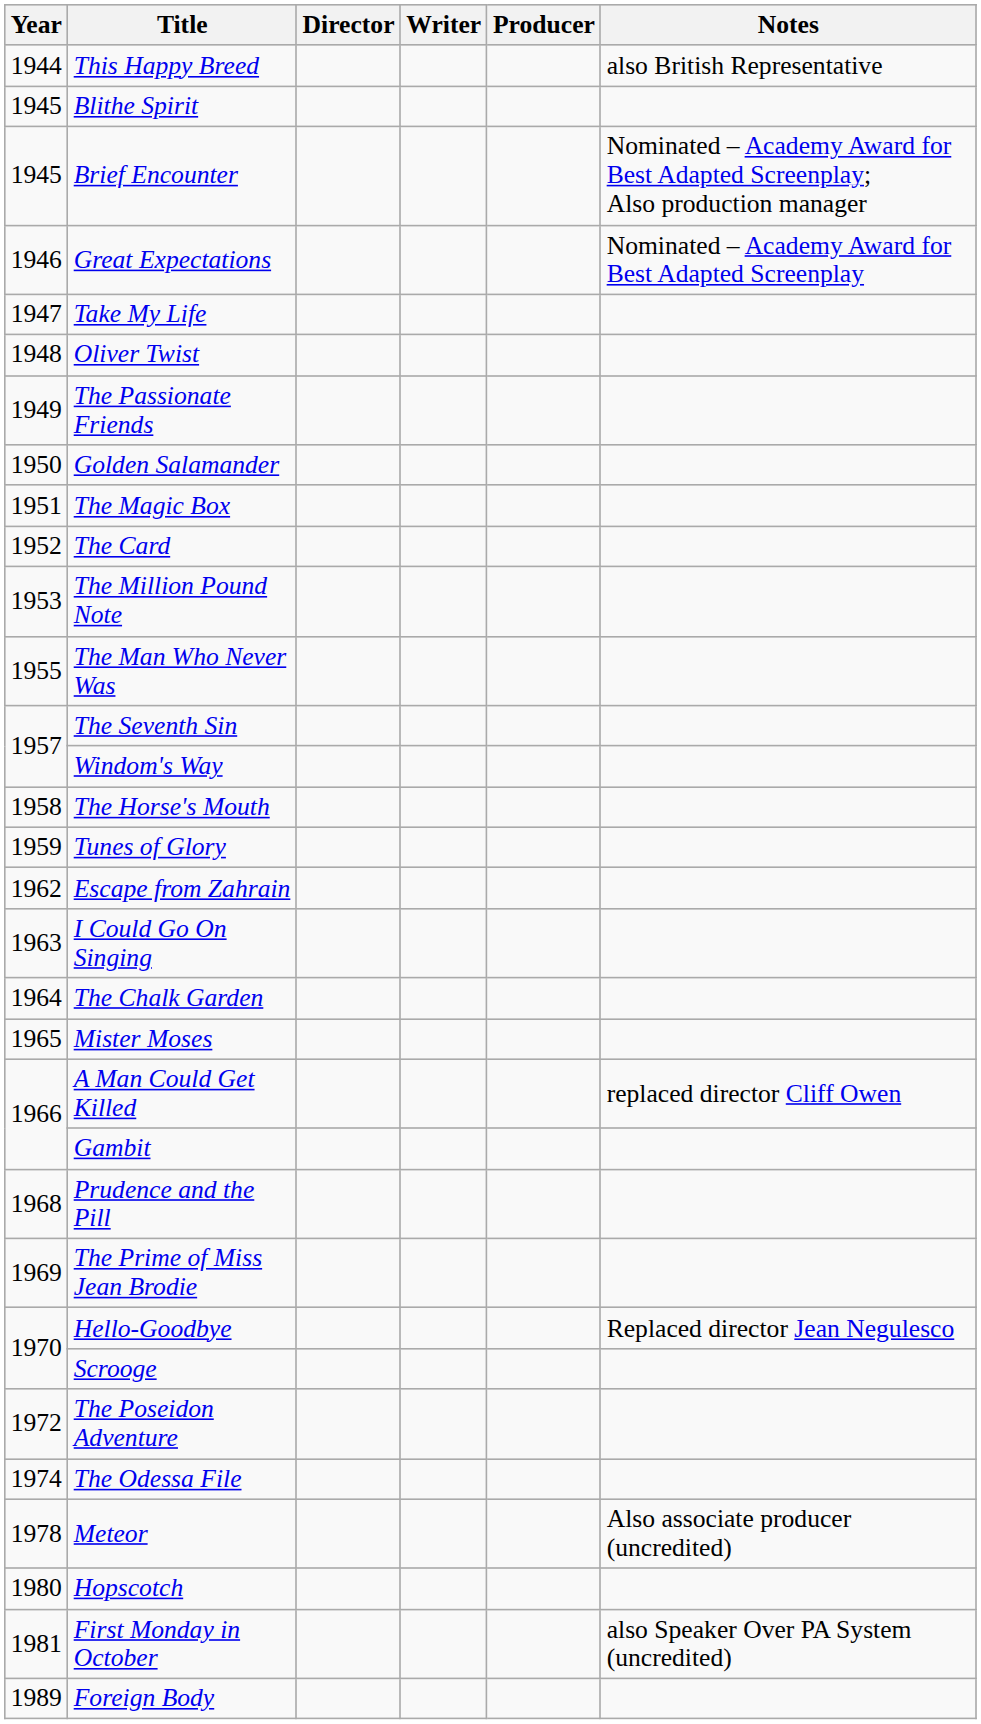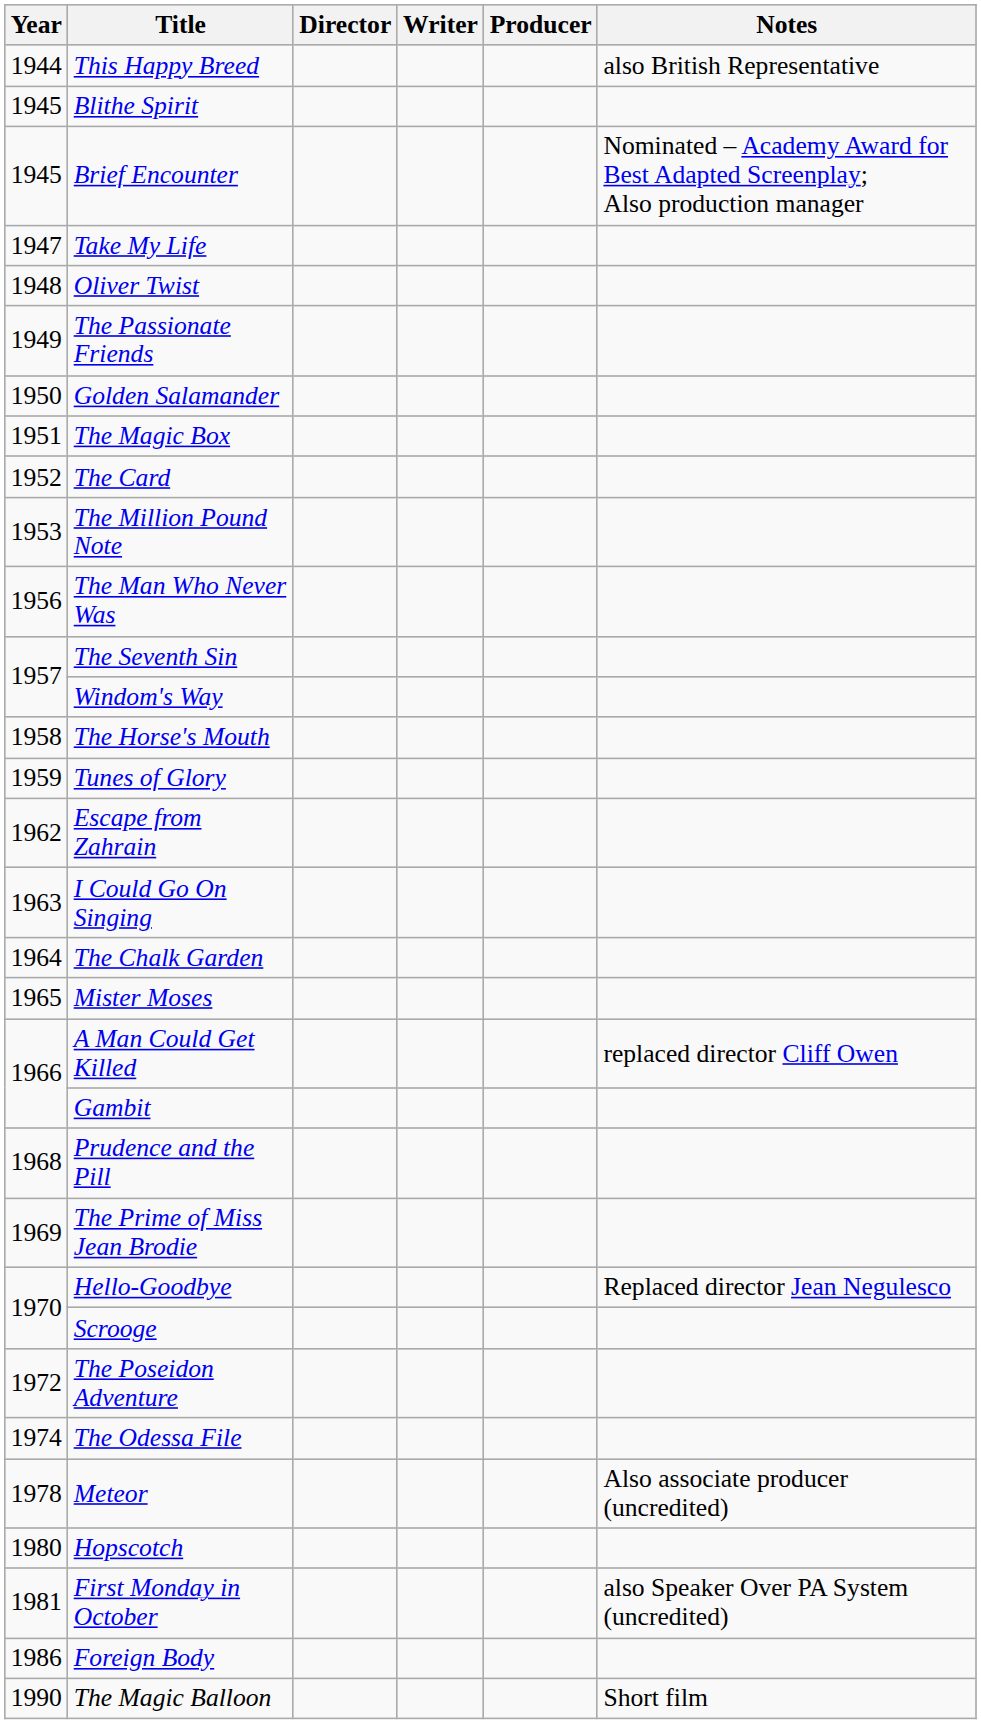- row: (172, 259)
(36, 670) 1955 -> (36, 601) 1956
(36, 1698) 1989 -> (36, 1657) 1986
+ row: (173, 1698)
